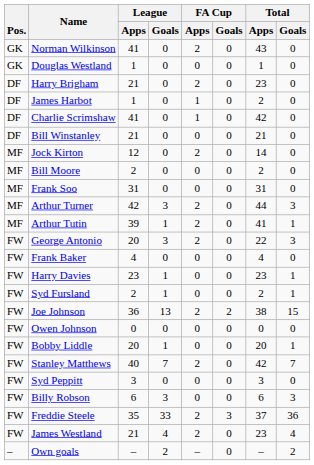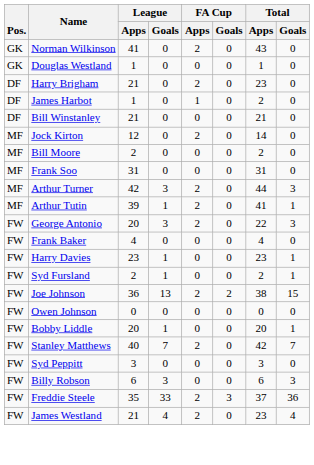- row: (73, 118)
- row: (55, 450)
